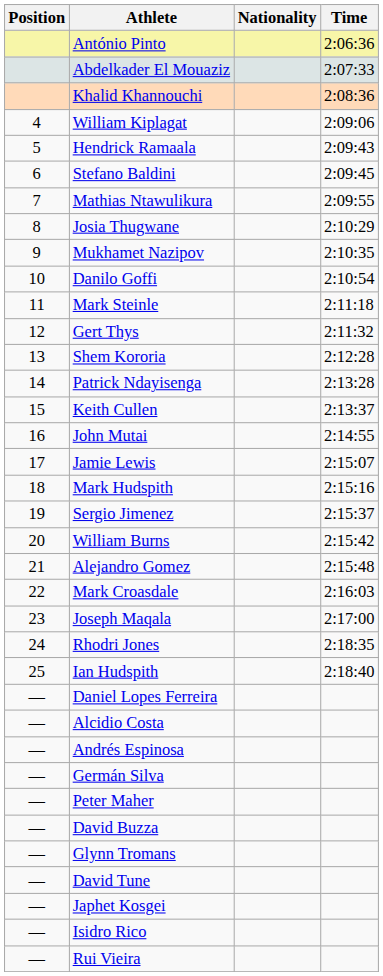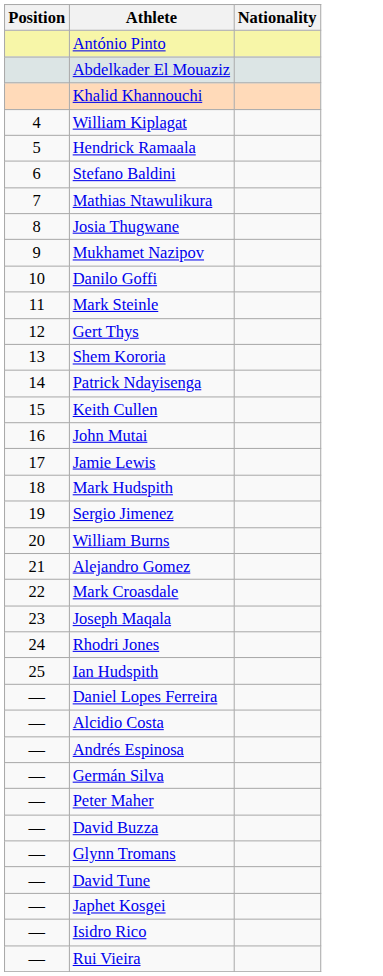- column: (349, 17)
